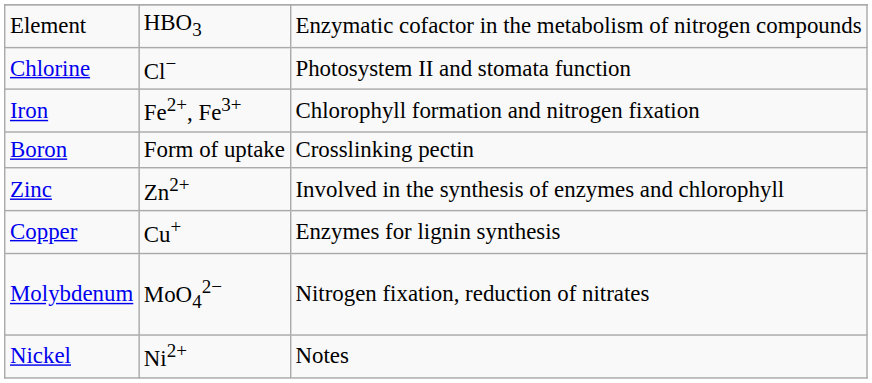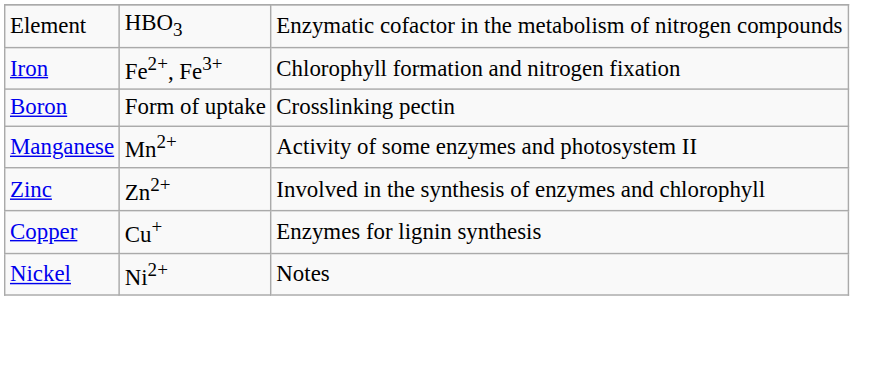- row: (50, 68)
+ row: (62, 146)
- row: (72, 293)
